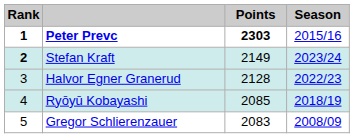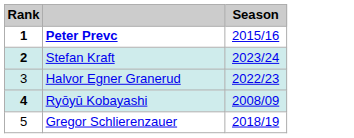- column: (256, 14)
(24, 100) normal -> (24, 100) bold
(318, 100) 2018/19 -> (256, 100) 2008/09
(318, 121) 2008/09 -> (256, 121) 2018/19
